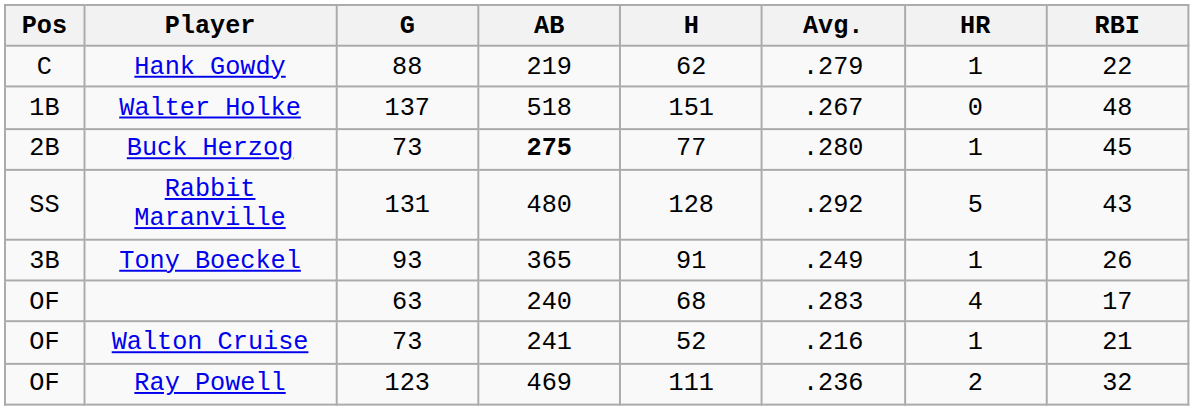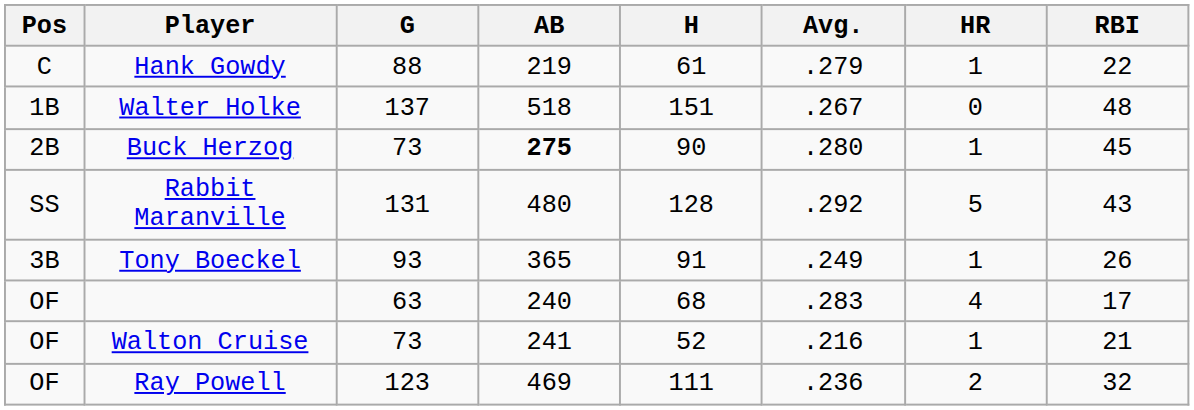(691, 67) 62 -> (691, 67) 61
(691, 149) 77 -> (691, 149) 90
